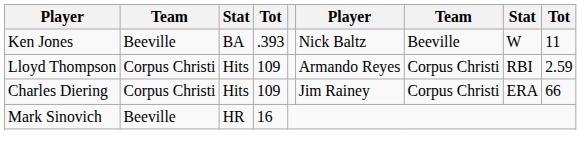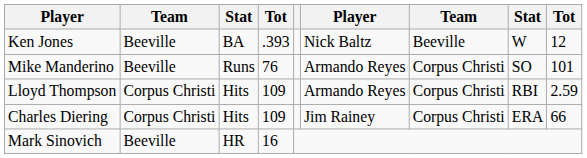(553, 41) 11 -> (558, 41) 12
+ row: (61, 66)
